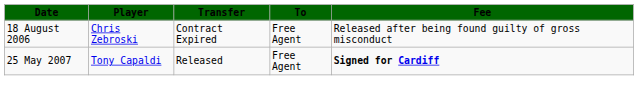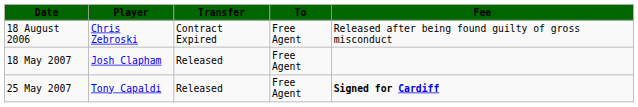+ row: (39, 61)
